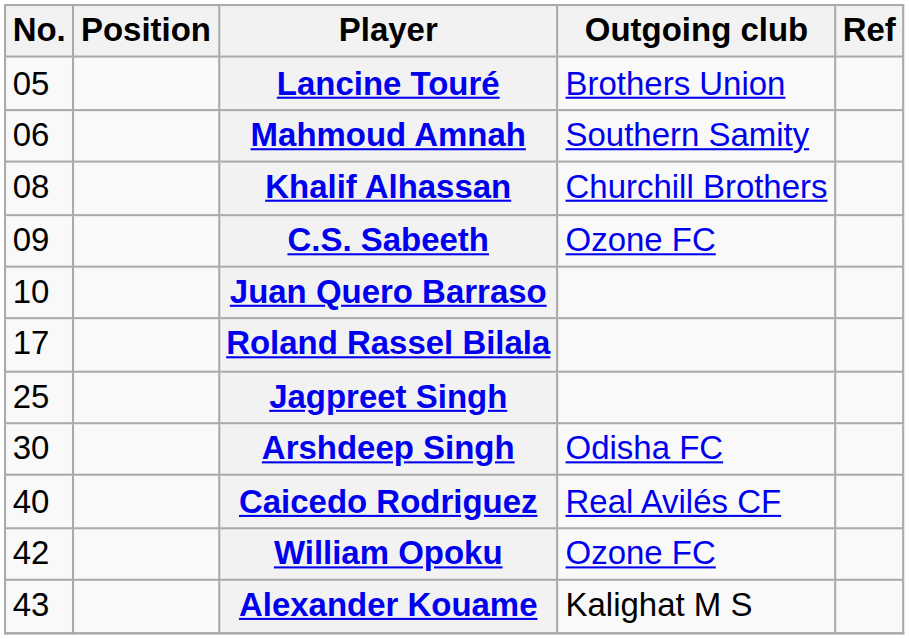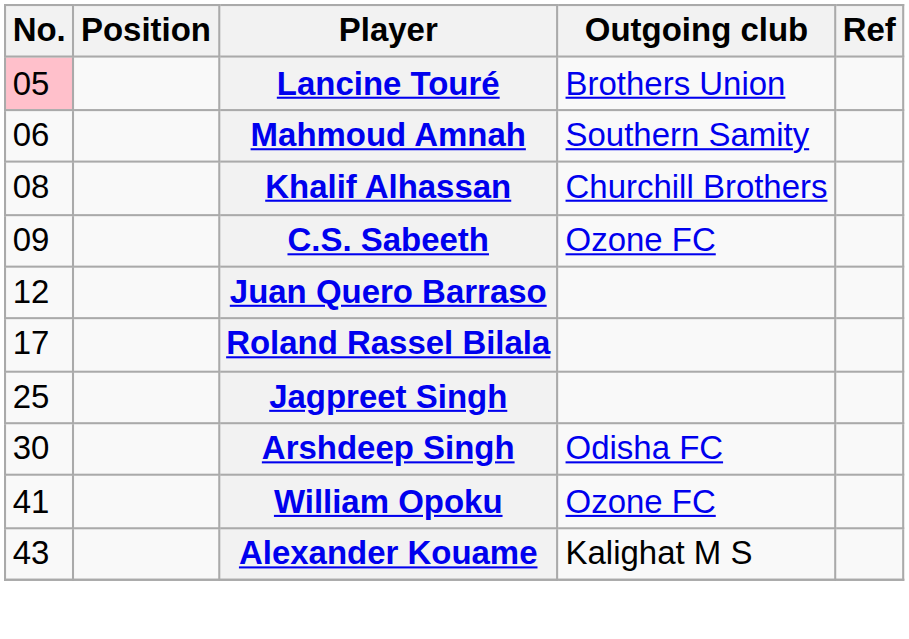(31, 82) no background -> (31, 82) pink background
(31, 291) 10 -> (31, 291) 12
- row: (388, 501)
(31, 553) 42 -> (31, 501) 41
